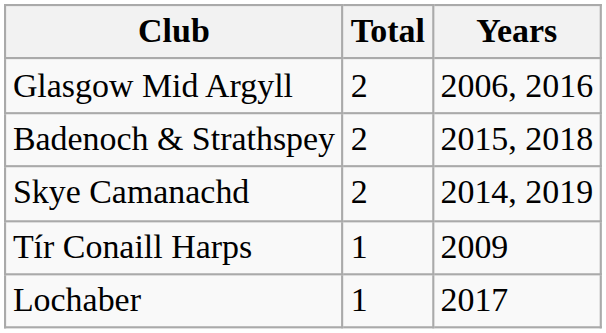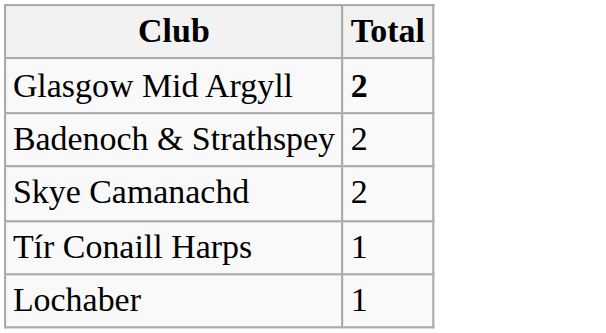- column: (517, 31)
(359, 85) normal -> (359, 85) bold
